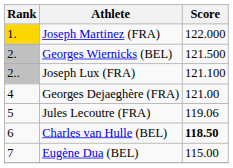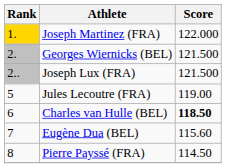(205, 73) 121.100 -> (198, 73) 121.500
- row: (111, 93)
(202, 113) 119.06 -> (195, 93) 119.00
(202, 152) 115.00 -> (195, 133) 115.60
+ row: (93, 152)
